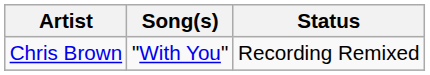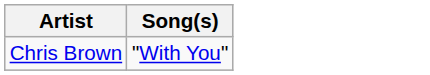- column: (329, 21)
